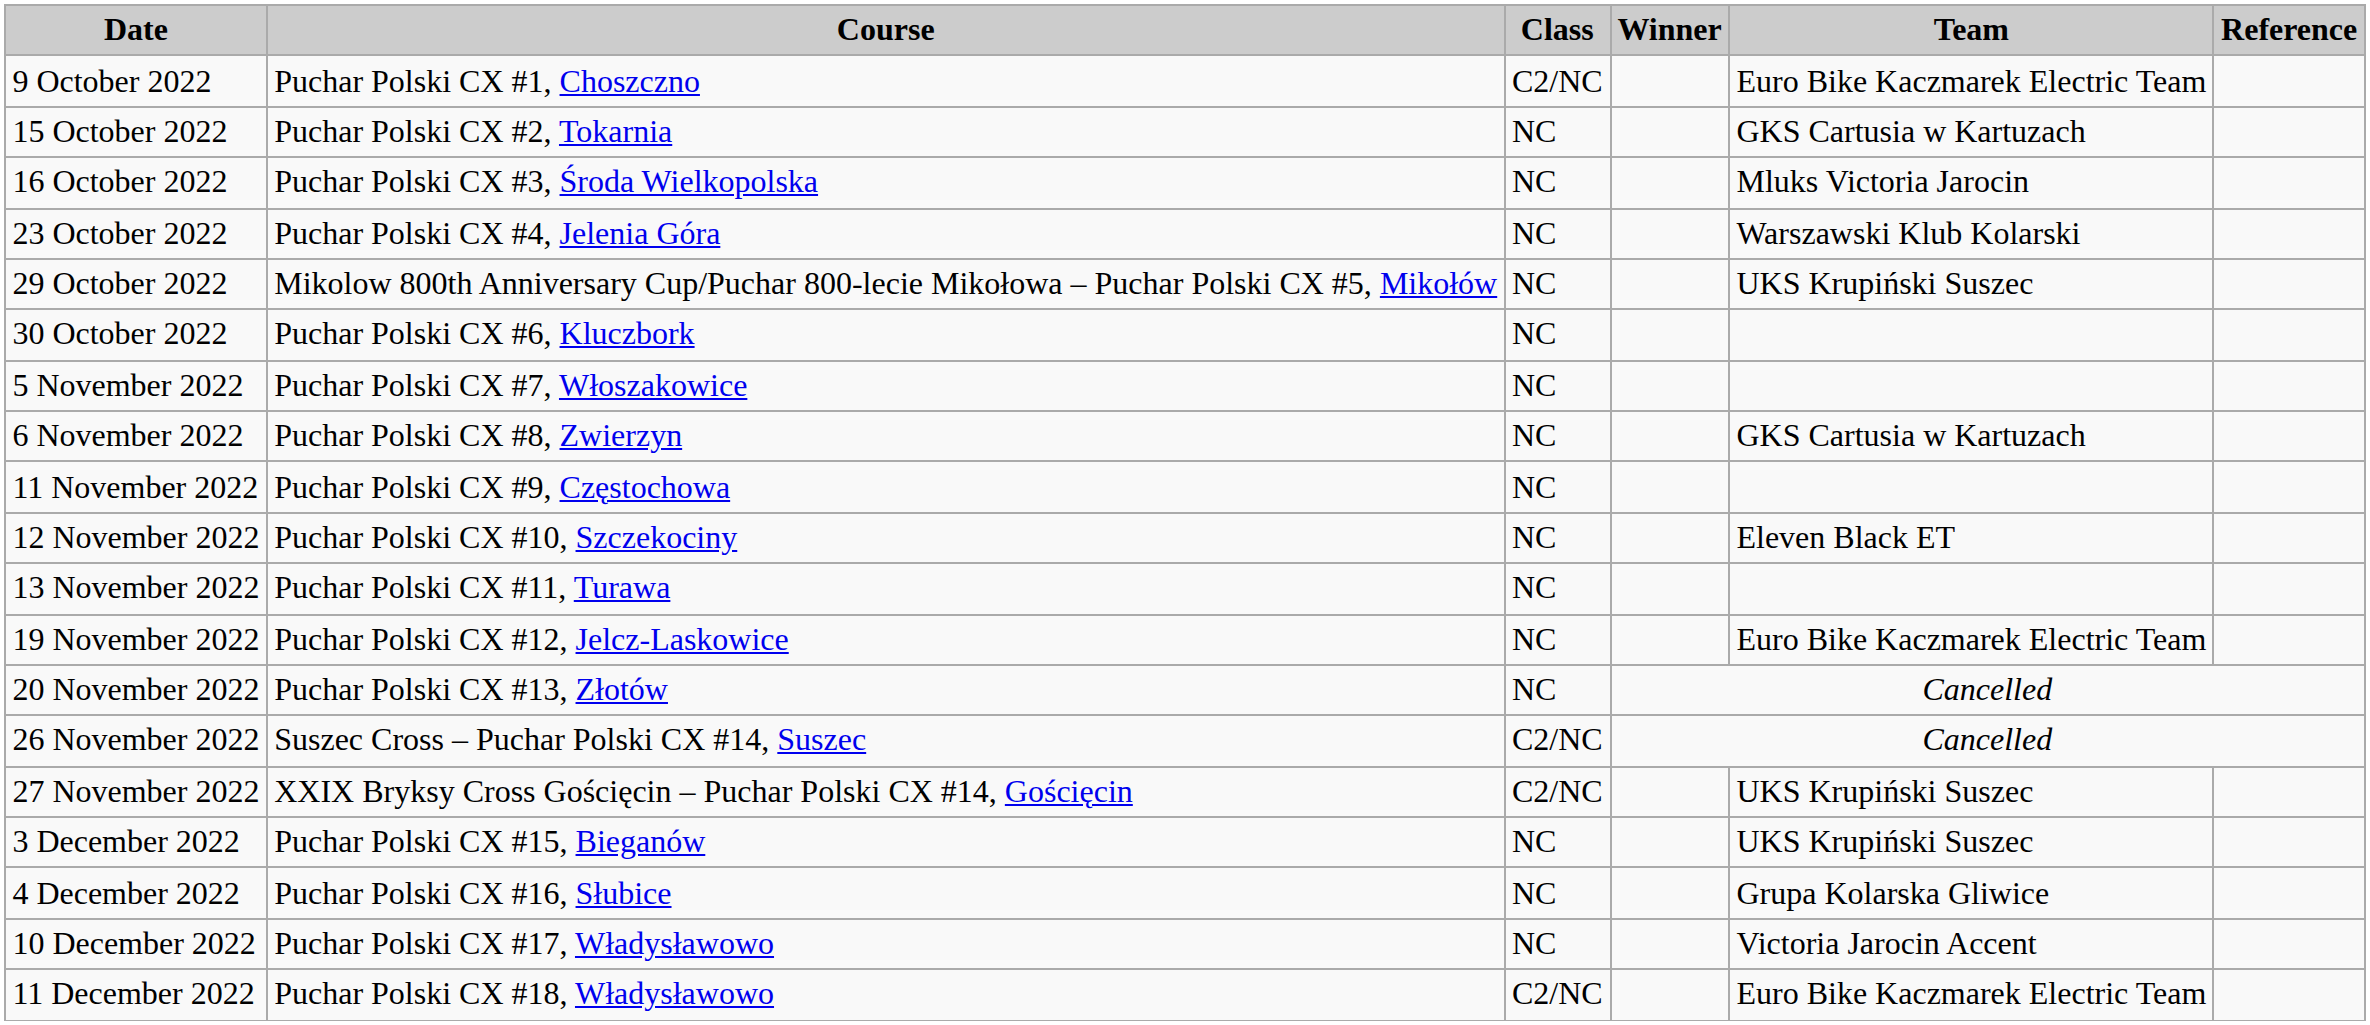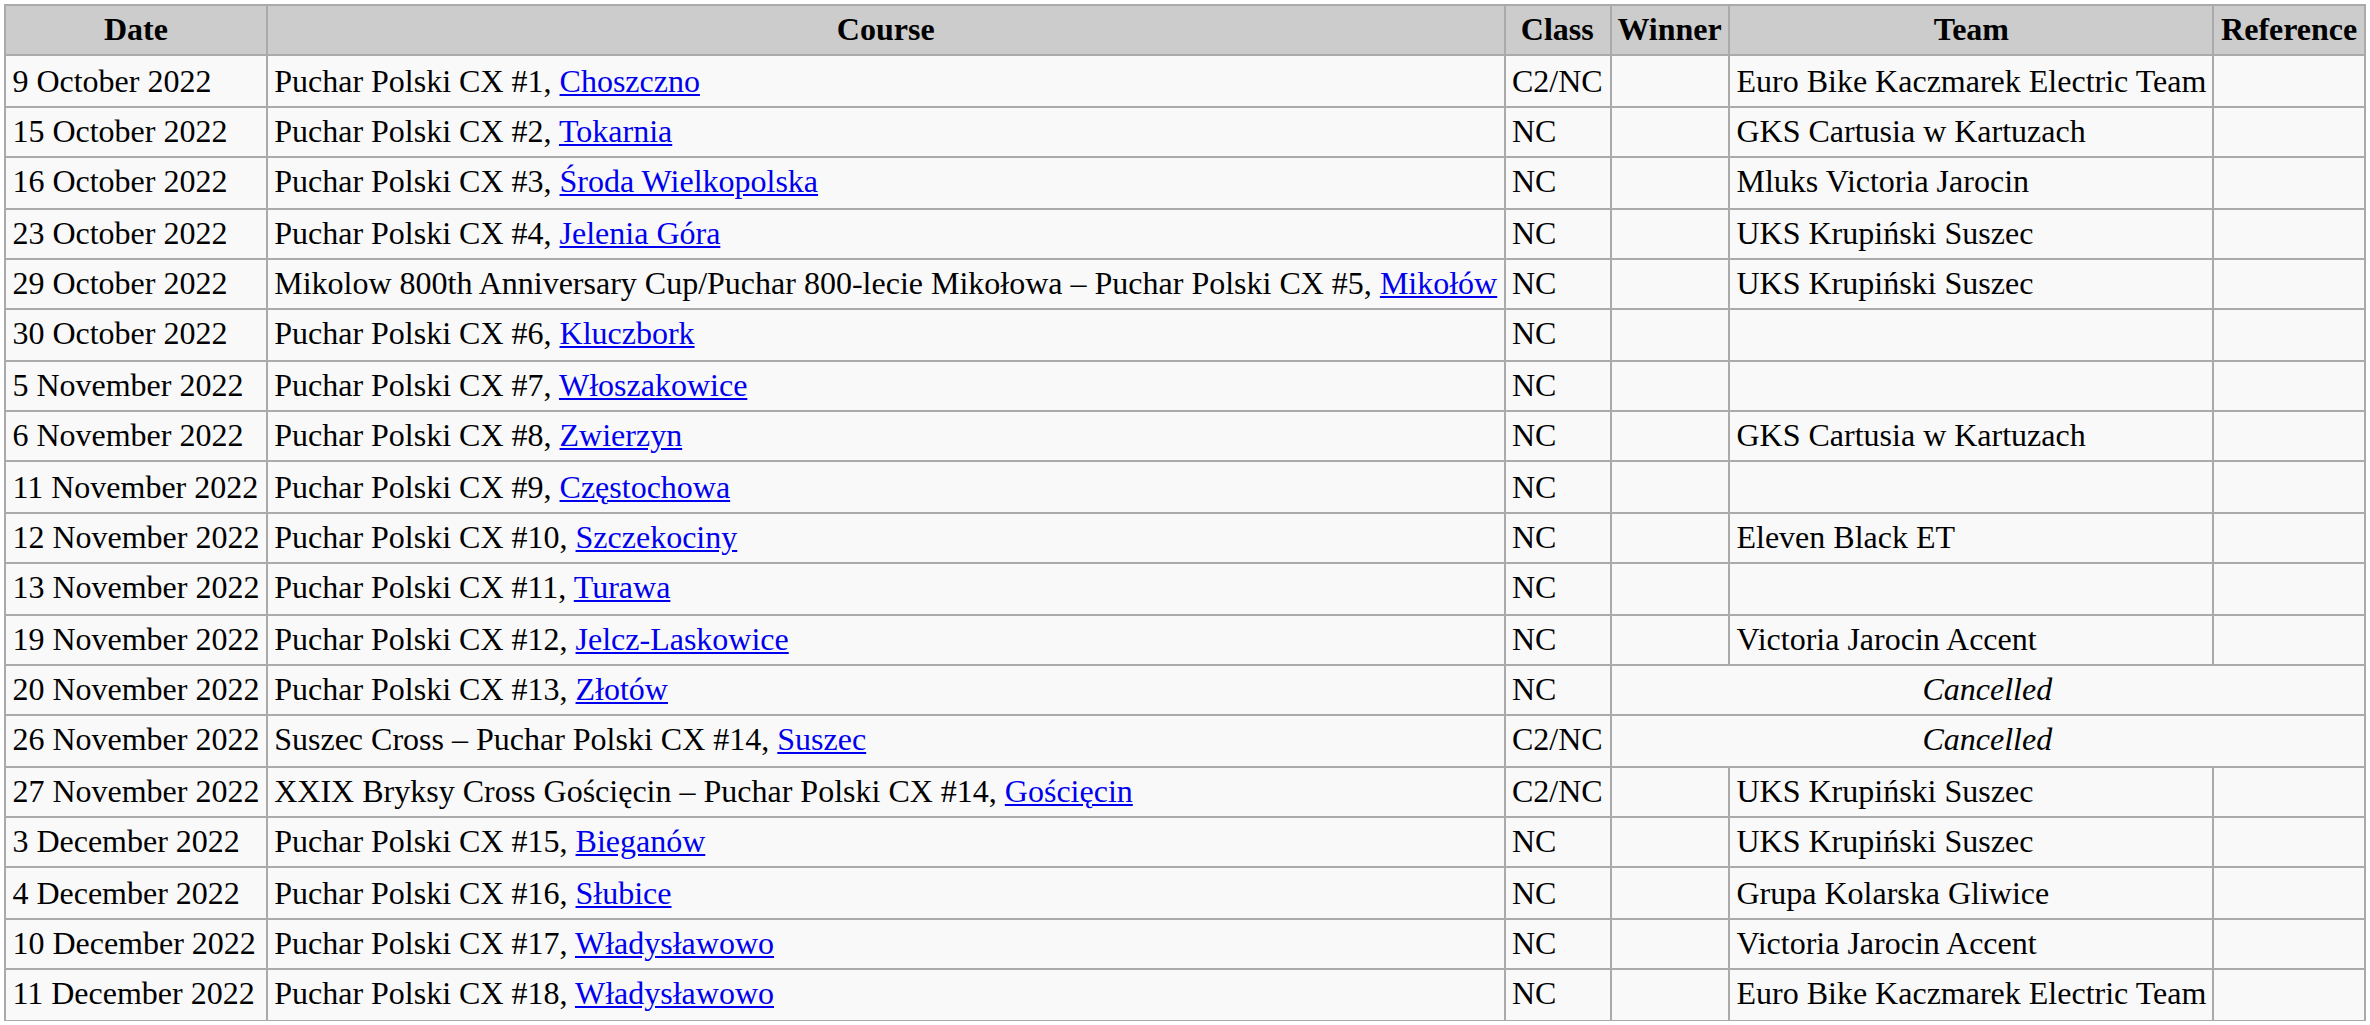(1908, 232) Warszawski Klub Kolarski -> (1885, 232) UKS Krupiński Suszec
(1971, 638) Euro Bike Kaczmarek Electric Team -> (1887, 638) Victoria Jarocin Accent
(1557, 994) C2/NC -> (1534, 994) NC
